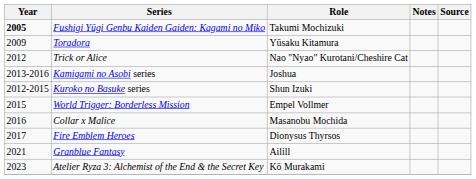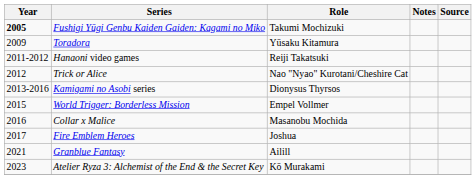+ row: (96, 58)
(283, 74) Joshua -> (305, 89) Dionysus Thyrsos
- row: (102, 89)
(305, 136) Dionysus Thyrsos -> (283, 136) Joshua
